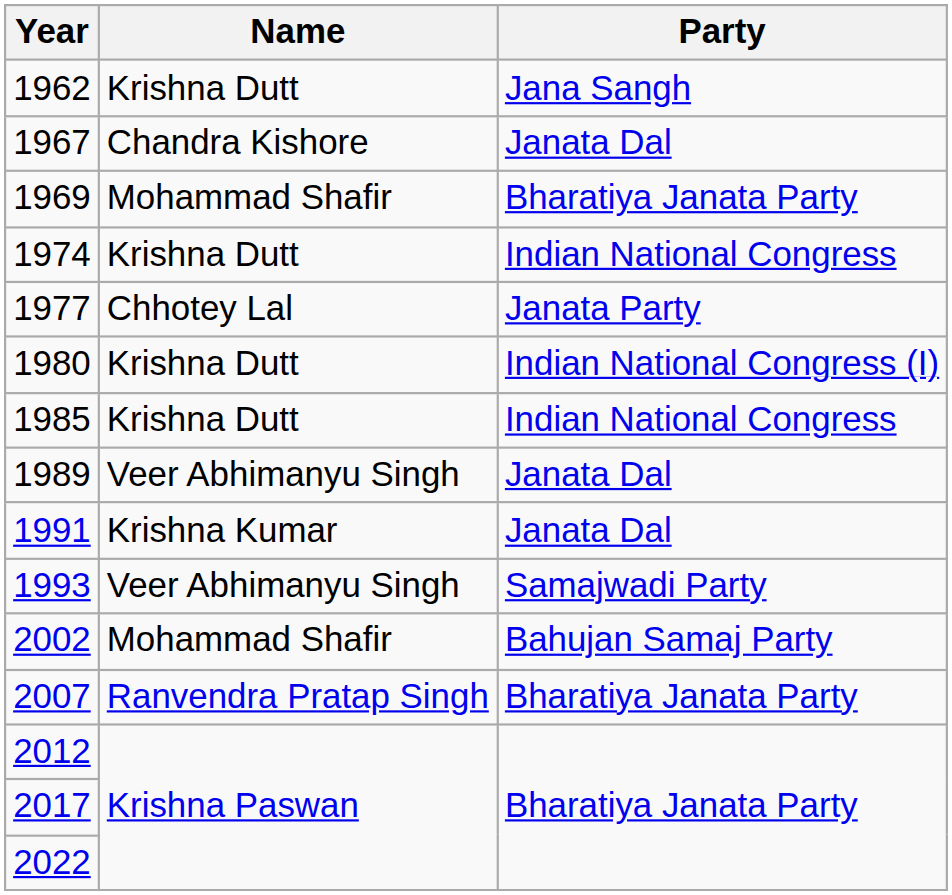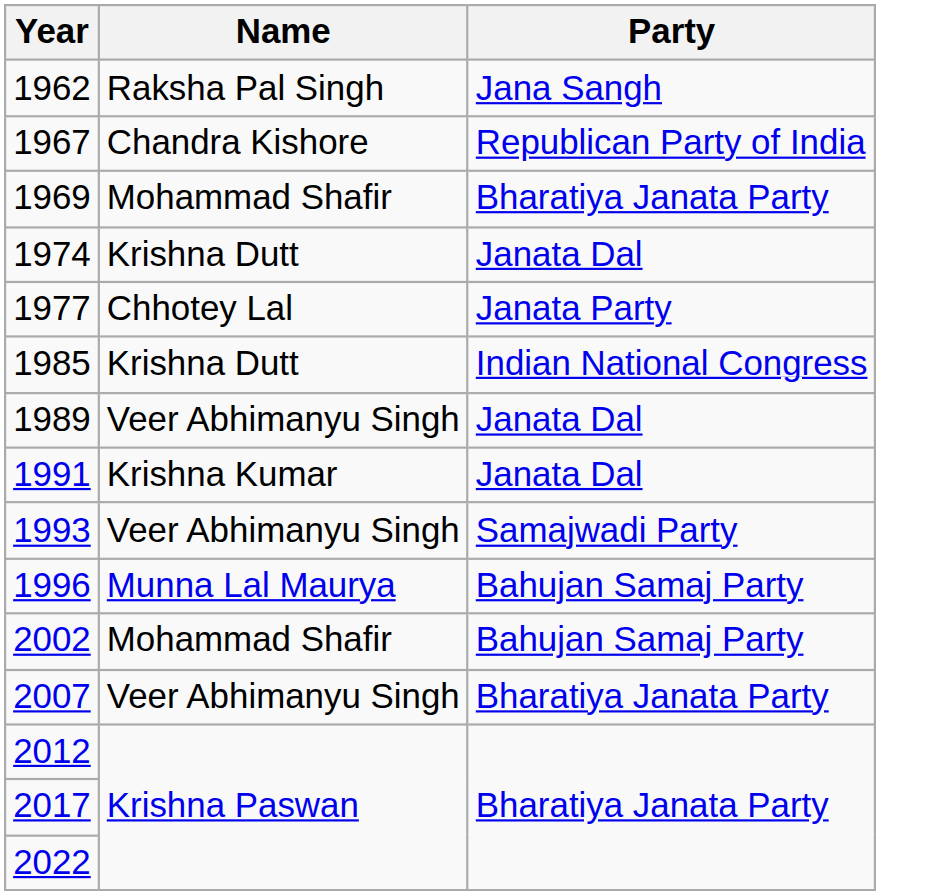(203, 87) Krishna Dutt -> (245, 87) Raksha Pal Singh
(588, 142) Janata Dal -> (671, 142) Republican Party of India
(701, 253) Indian National Congress -> (559, 253) Janata Dal
- row: (52, 364)
+ row: (52, 585)
(298, 695) Ranvendra Pratap Singh -> (283, 695) Veer Abhimanyu Singh
